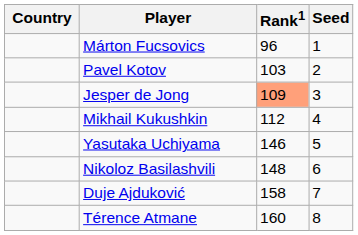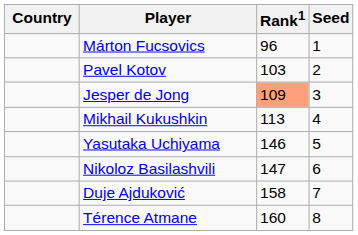(272, 119) 112 -> (272, 119) 113
(273, 168) 148 -> (273, 168) 147
